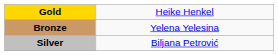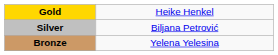rows swapped: (50, 43) <-> (50, 27)
